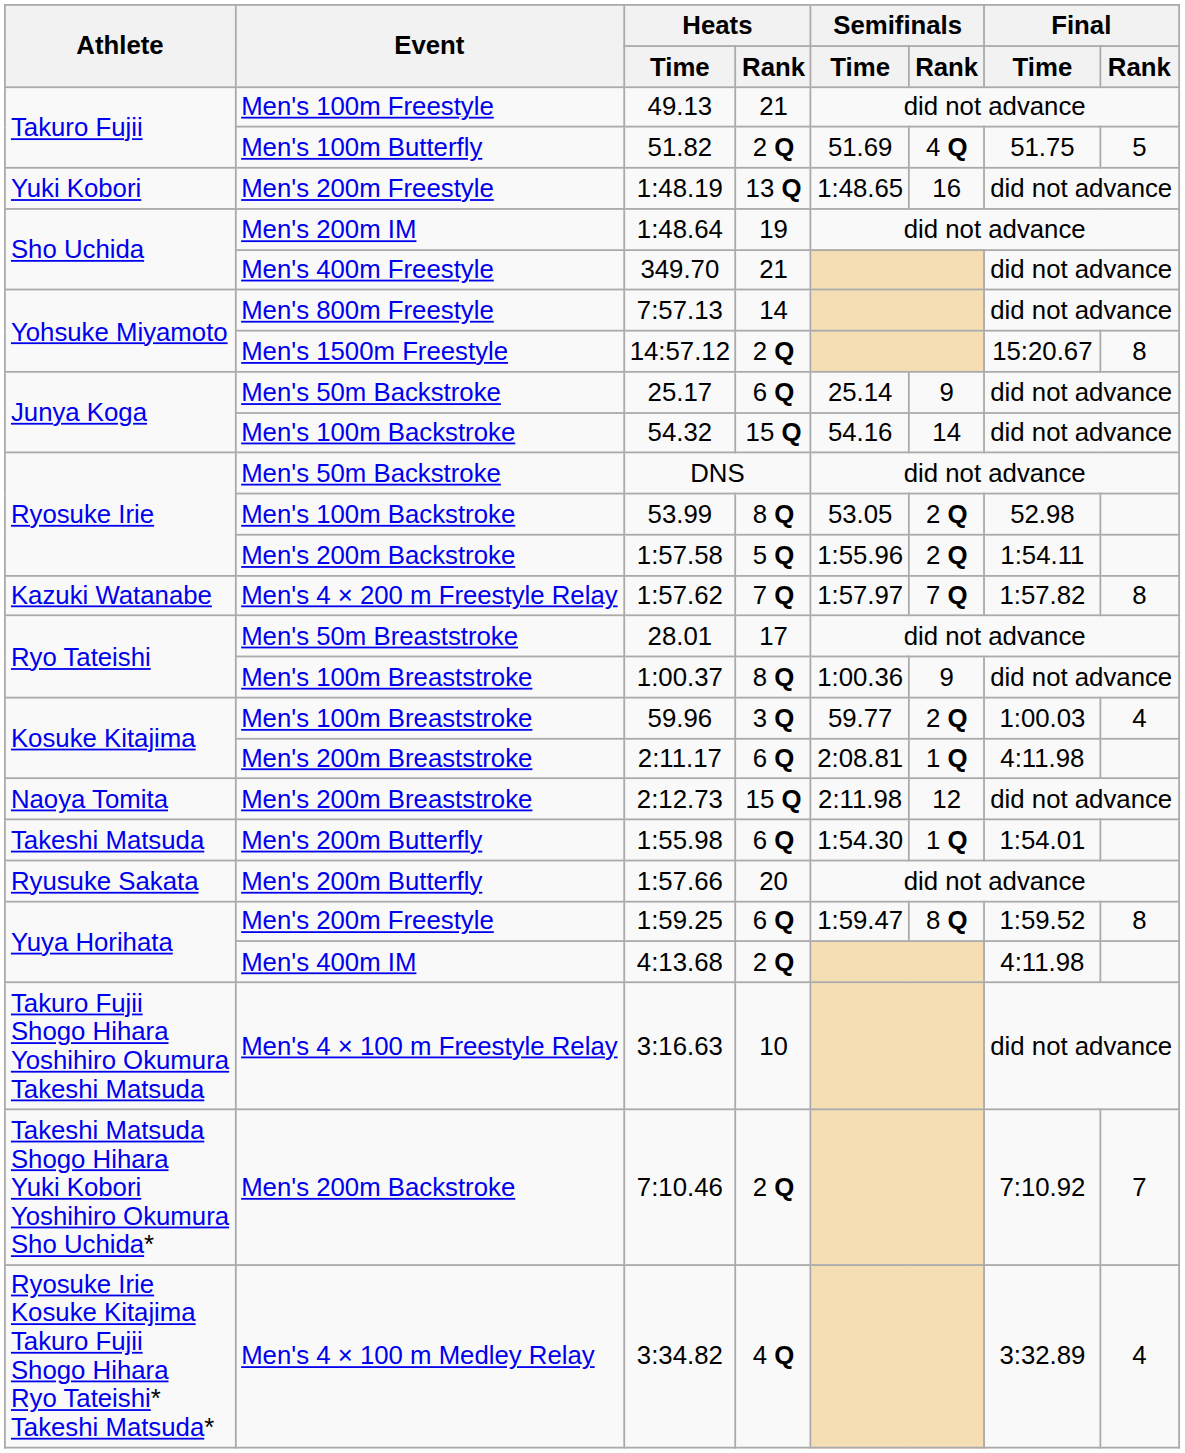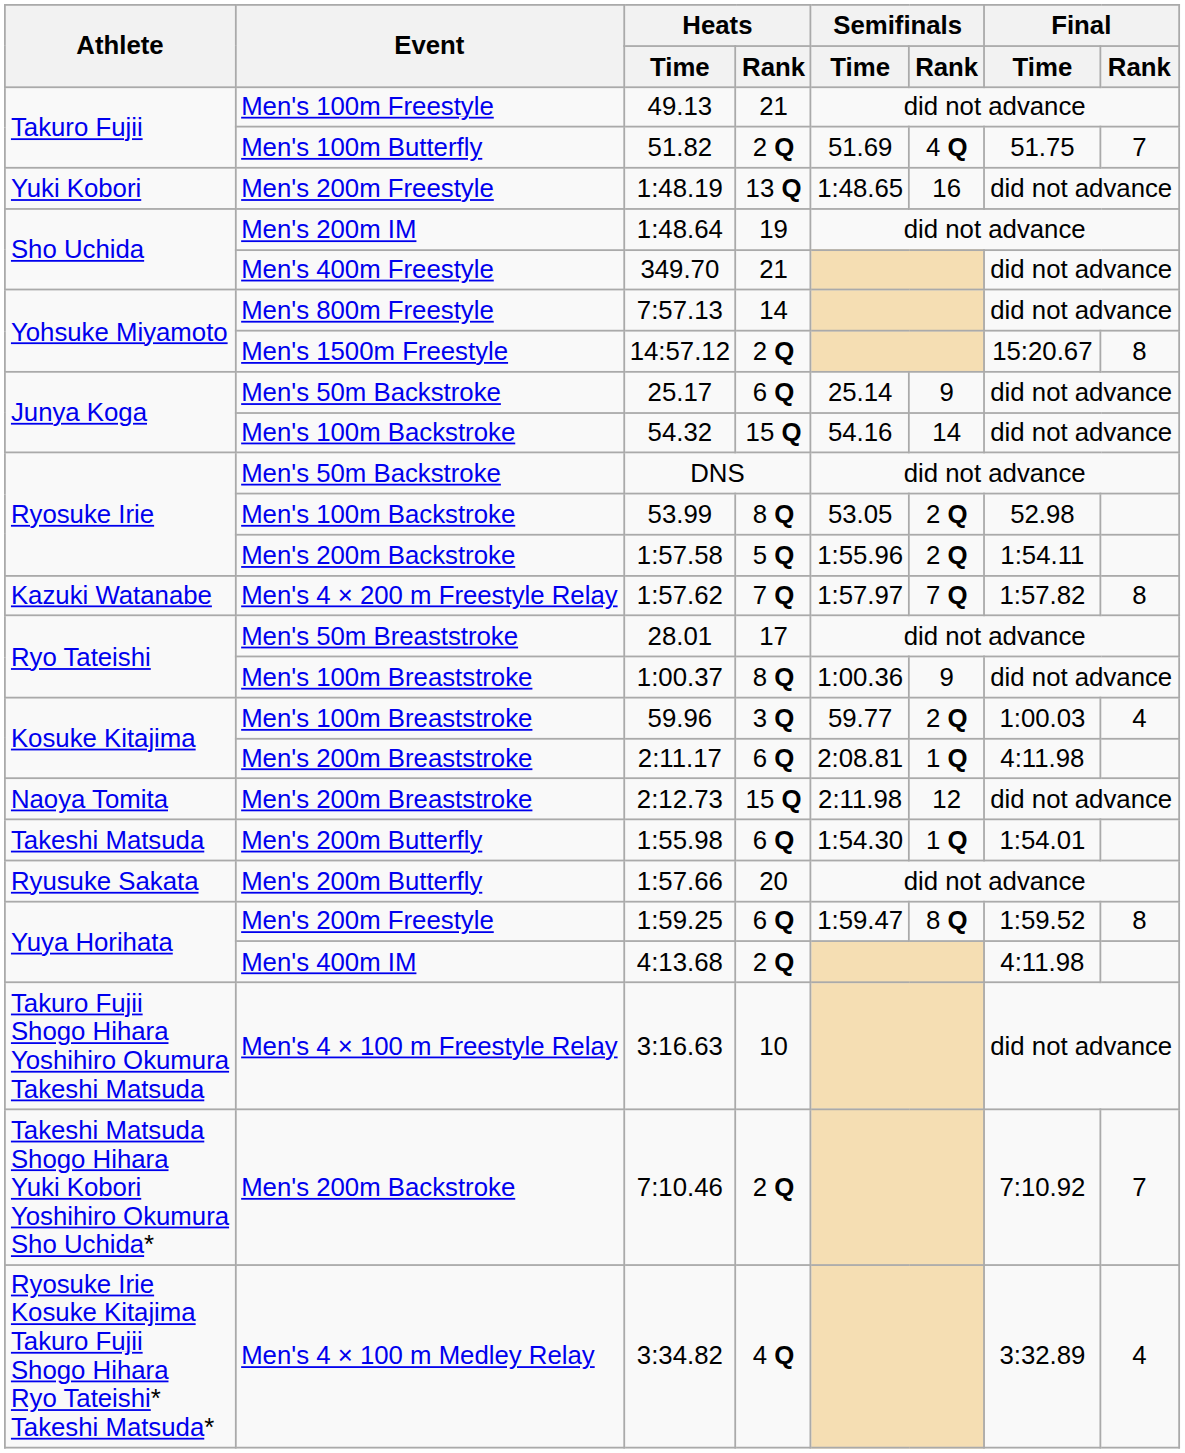(1139, 148) 5 -> (1139, 148) 7
